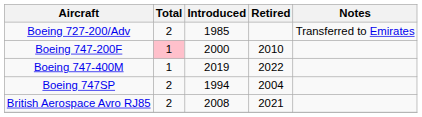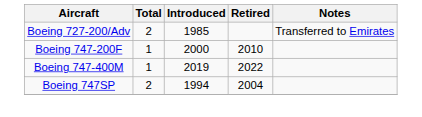(169, 49) pink background -> (149, 49) no background
- row: (79, 103)
